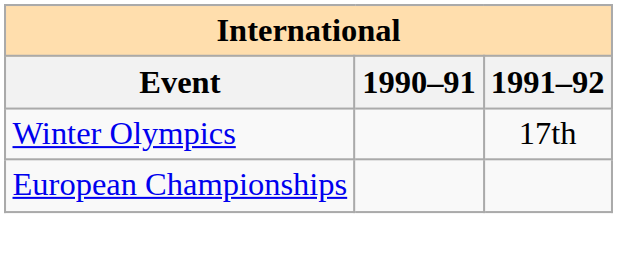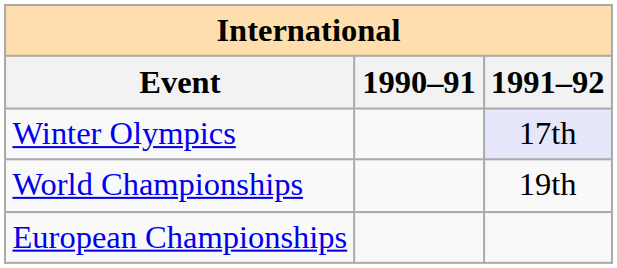(548, 133) no background -> (548, 133) lavender background
+ row: (158, 184)
